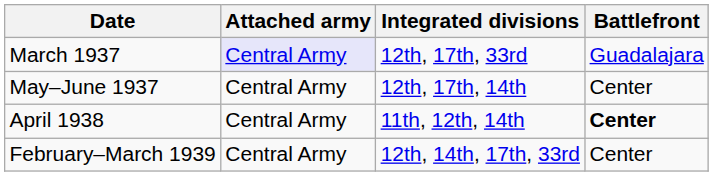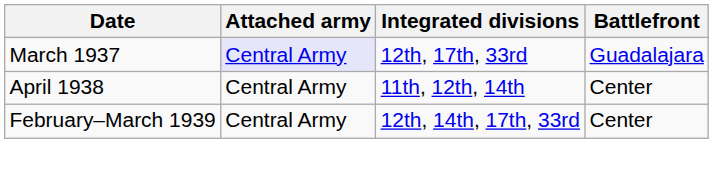- row: (84, 87)
(623, 120) bold -> (621, 87) normal
